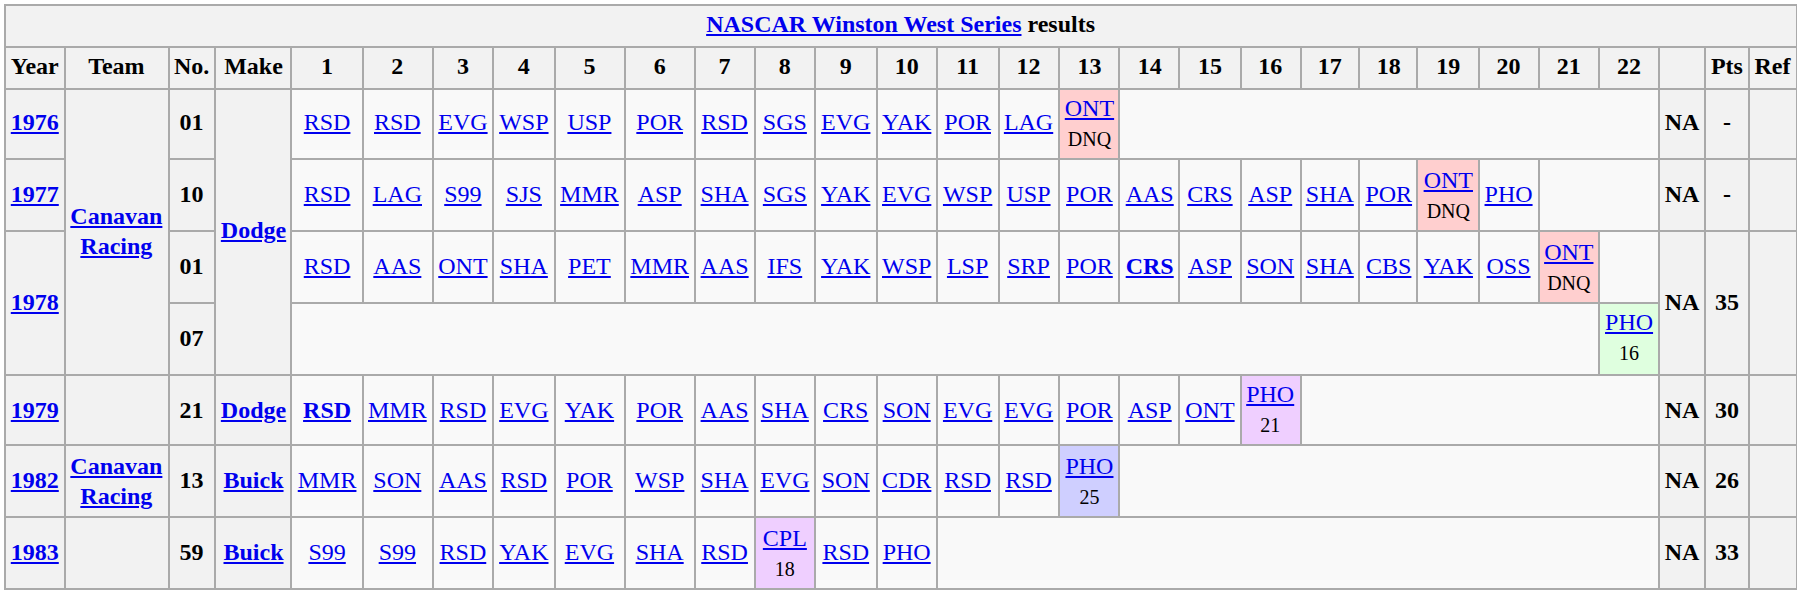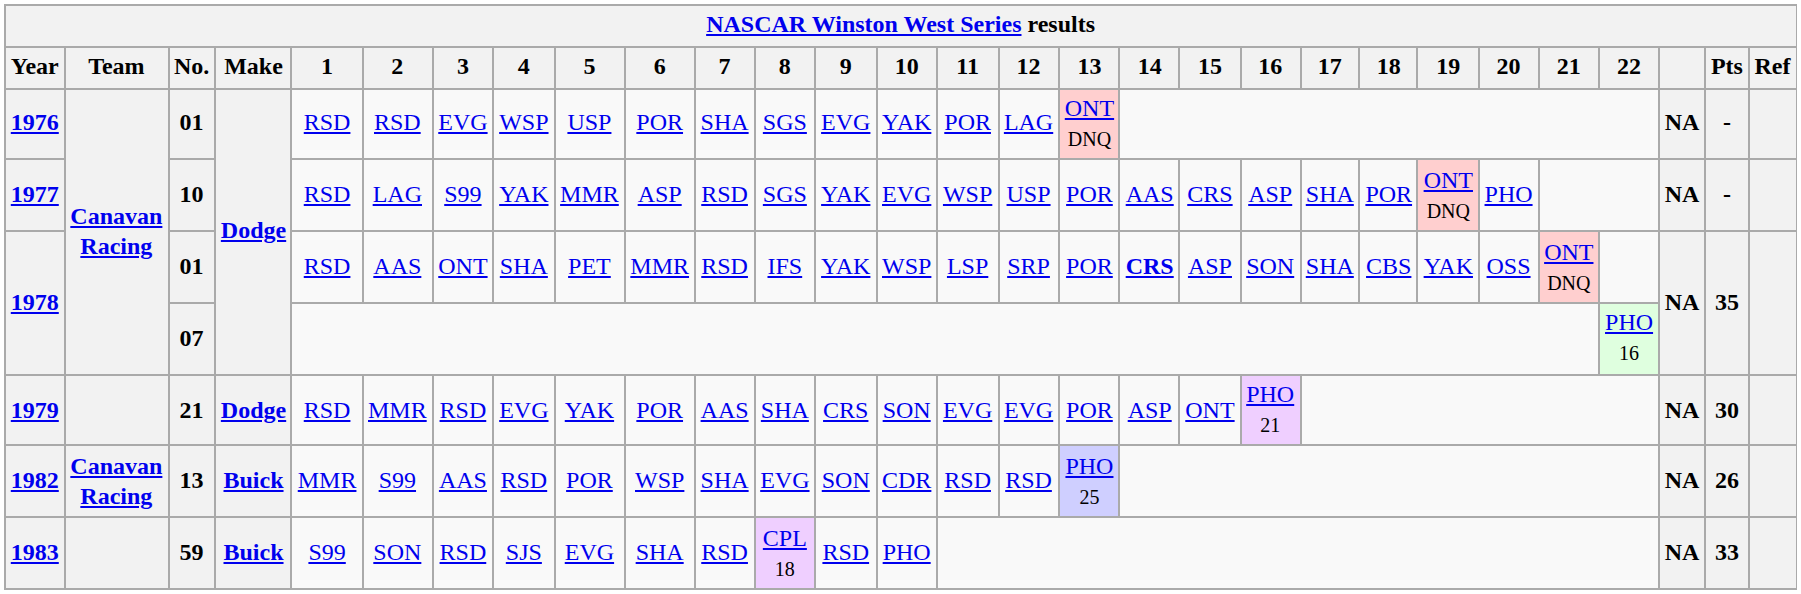(725, 123) RSD -> (725, 123) SHA
(524, 194) SJS -> (524, 194) YAK
(725, 194) SHA -> (725, 194) RSD
(725, 266) AAS -> (725, 266) RSD
(327, 409) bold -> (327, 409) normal
(397, 481) SON -> (397, 481) S99
(397, 552) S99 -> (397, 552) SON
(524, 552) YAK -> (524, 552) SJS
